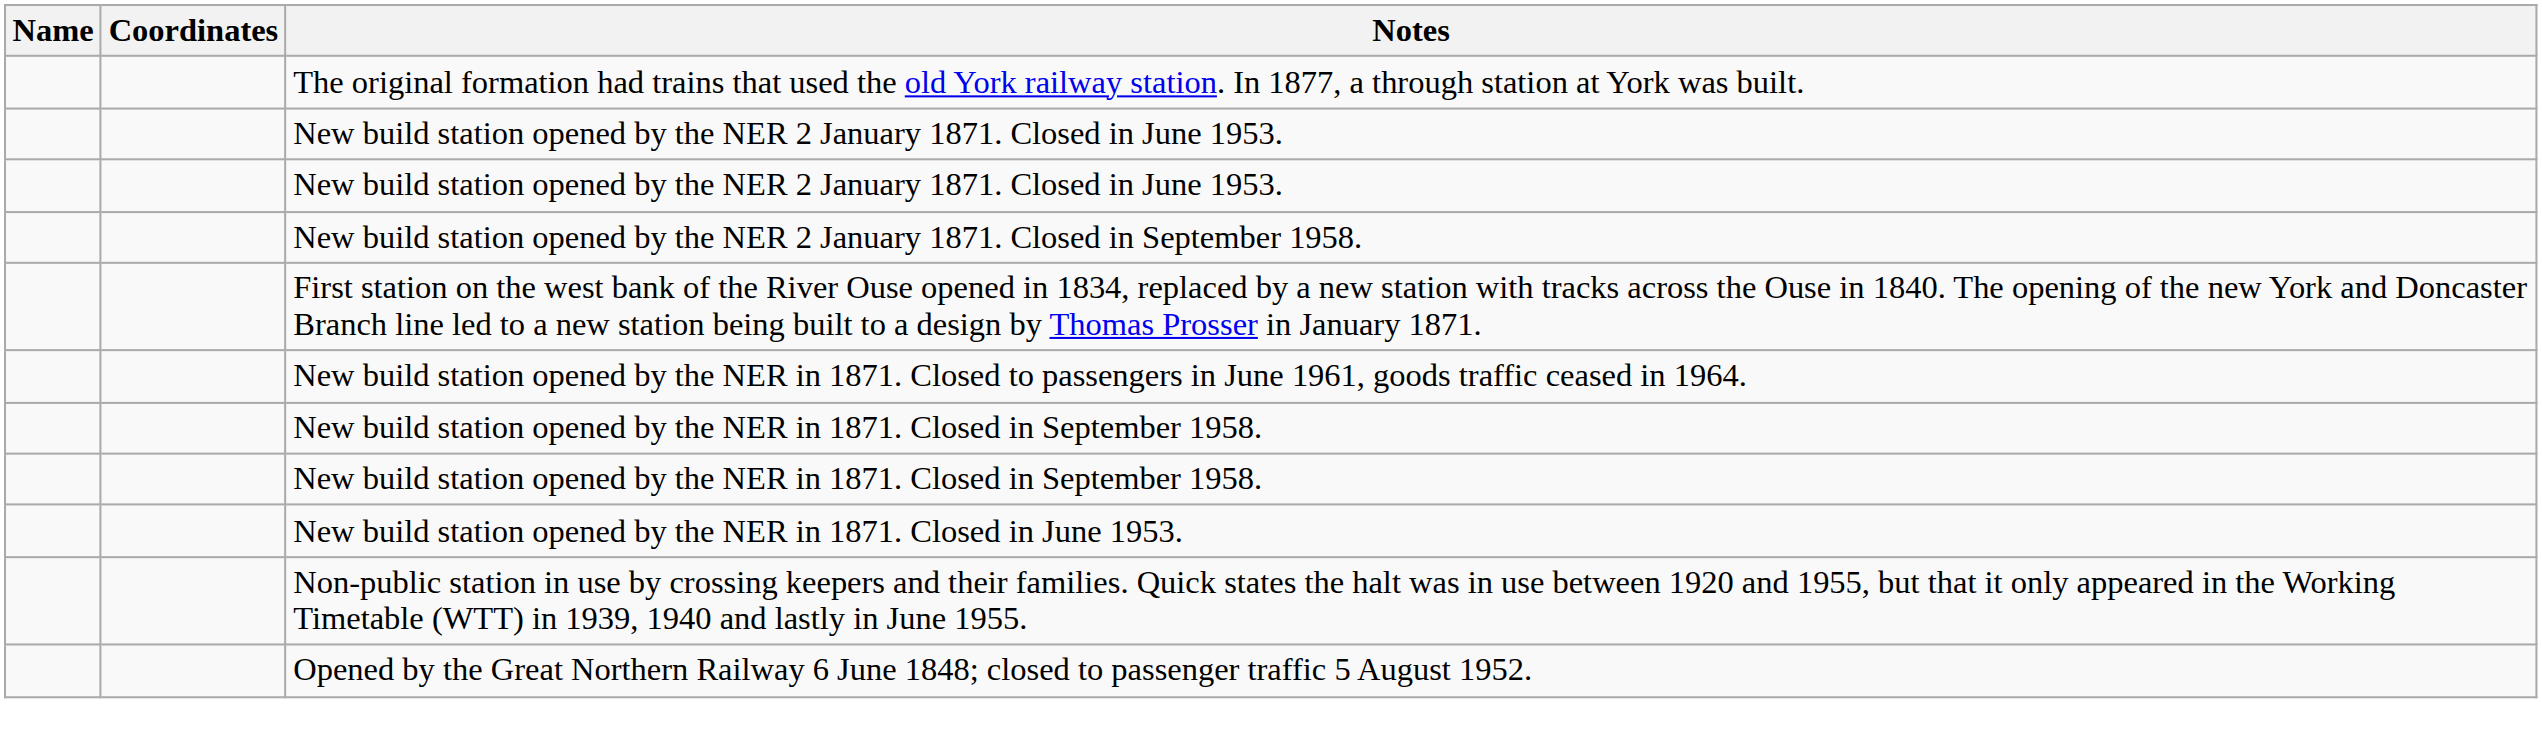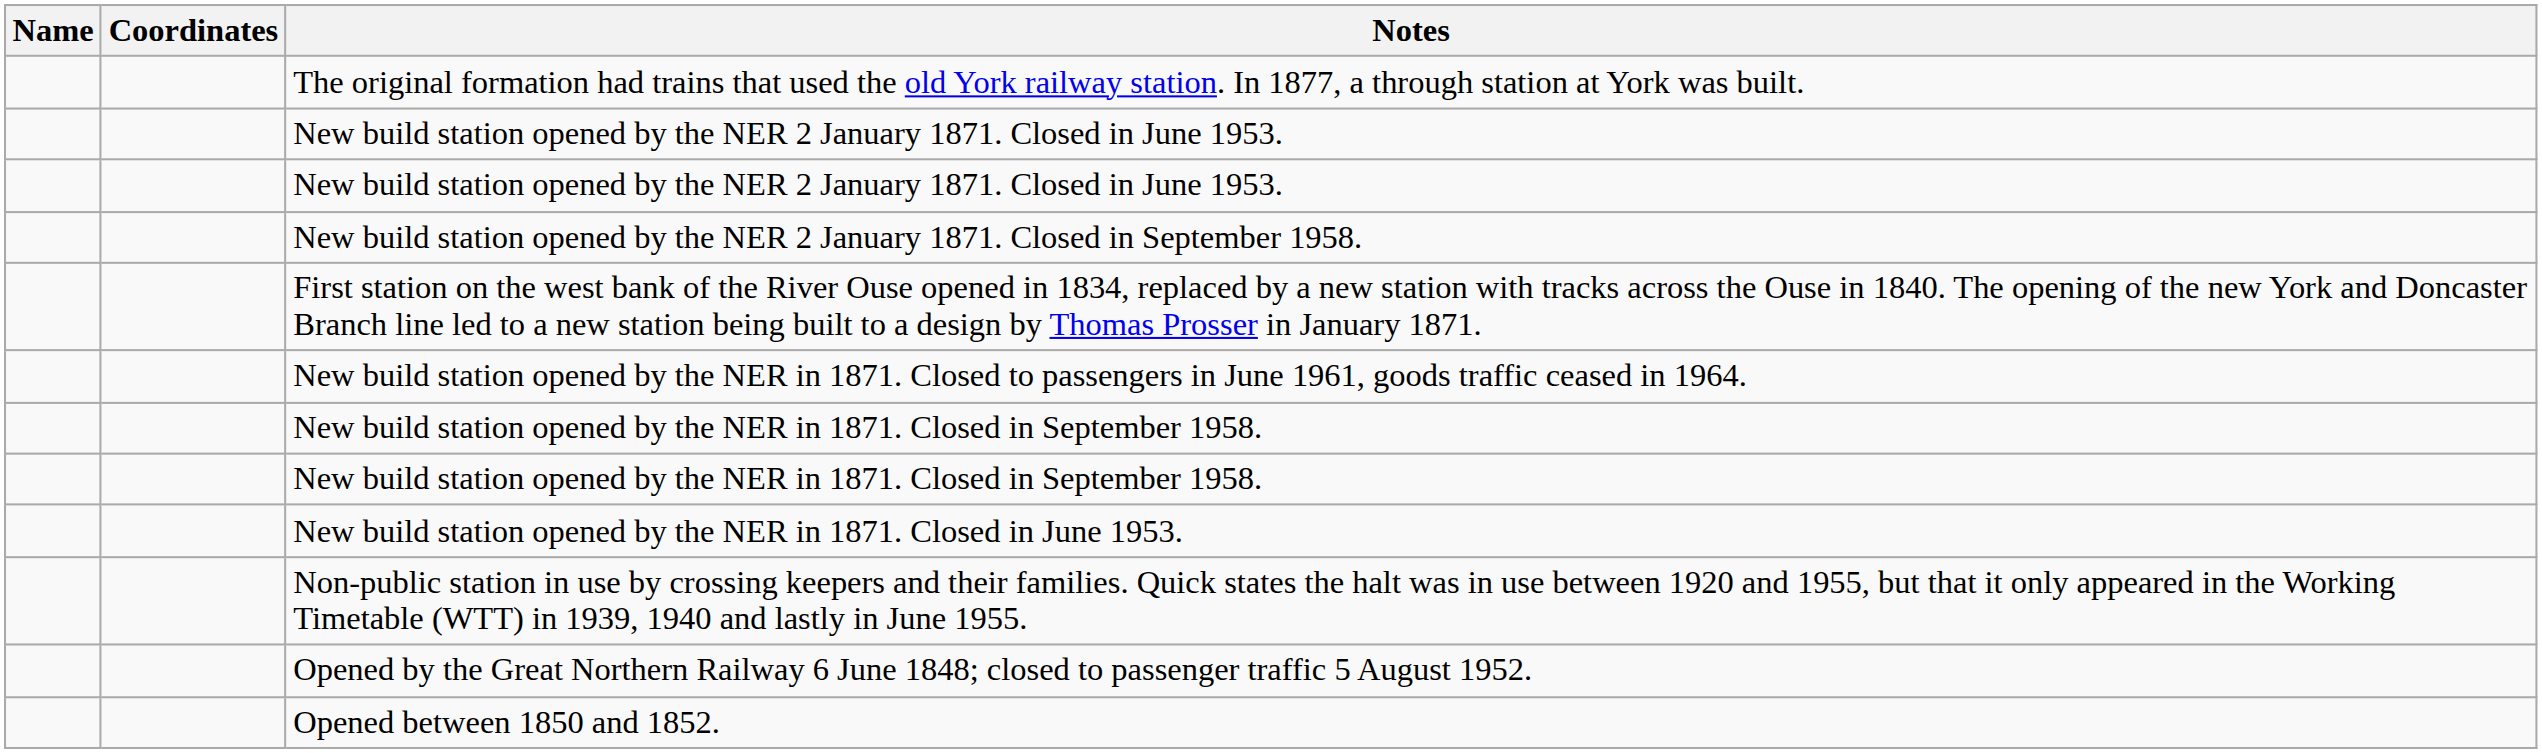+ row: (53, 722)
